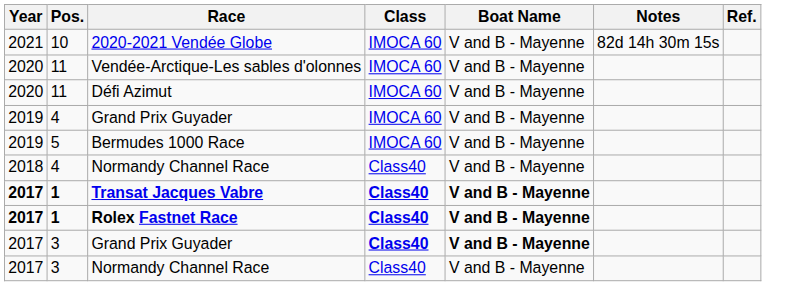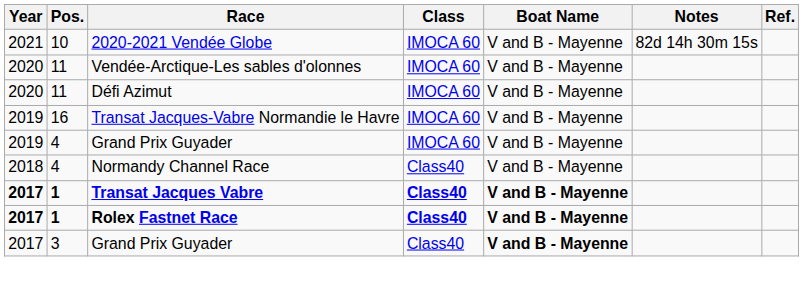+ row: (59, 117)
- row: (55, 142)
(399, 243) bold -> (436, 243) normal
- row: (55, 268)
